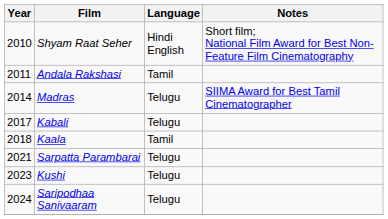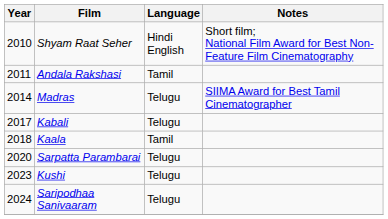(19, 157) 2021 -> (19, 157) 2020
